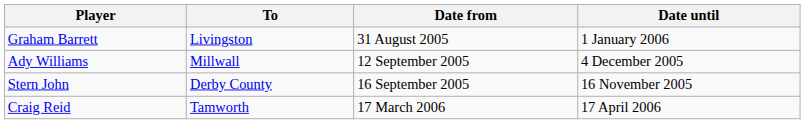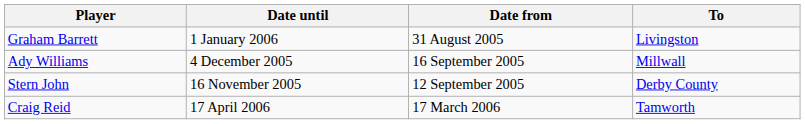columns swapped: (270, 15) <-> (689, 15)
(413, 61) 12 September 2005 -> (468, 61) 16 September 2005
(413, 84) 16 September 2005 -> (468, 84) 12 September 2005
